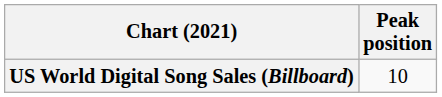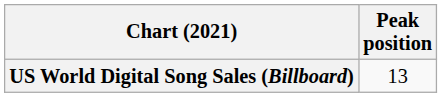(398, 75) 10 -> (398, 75) 13
